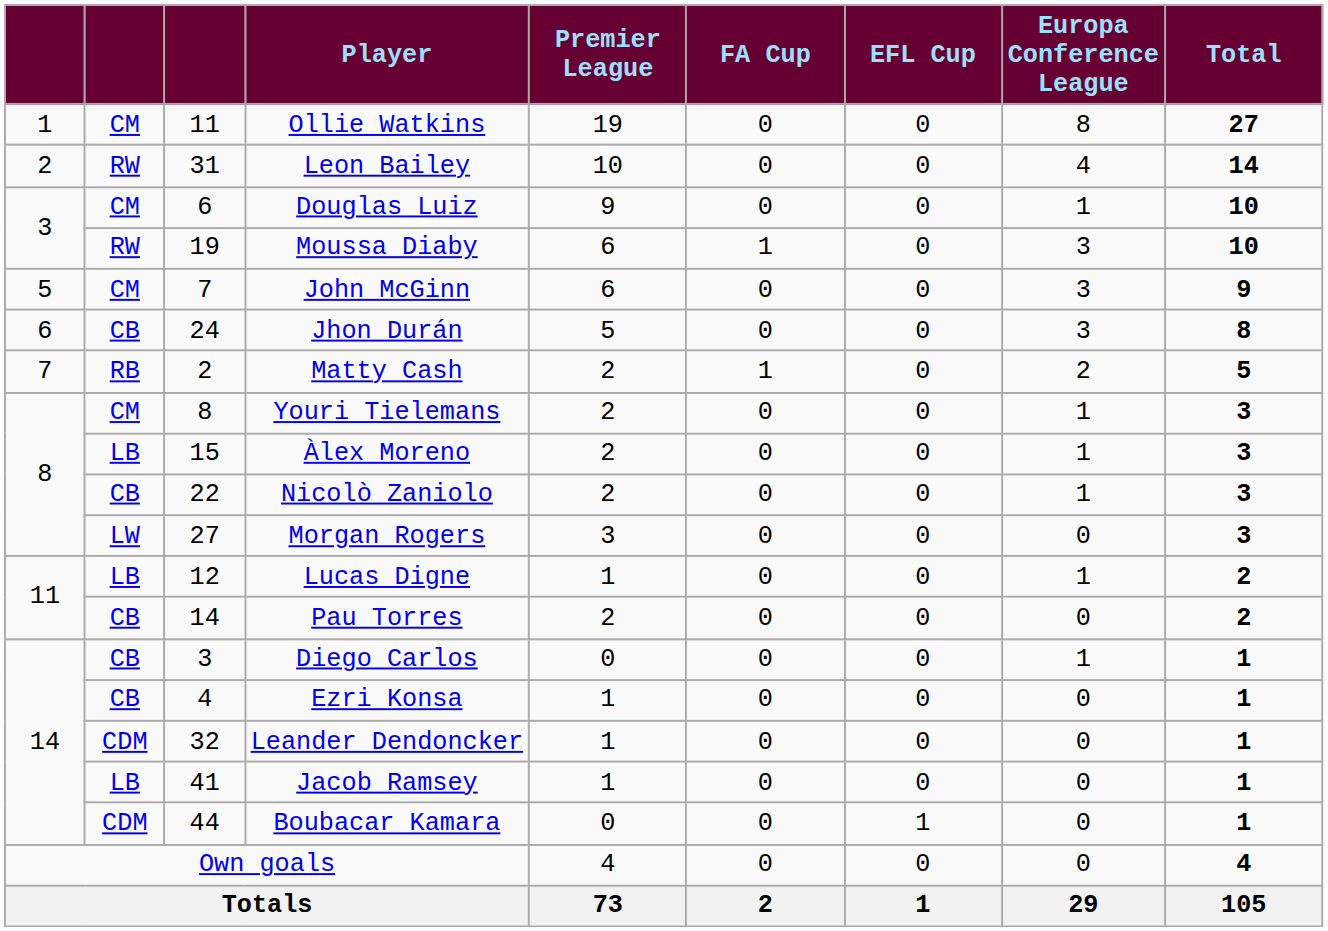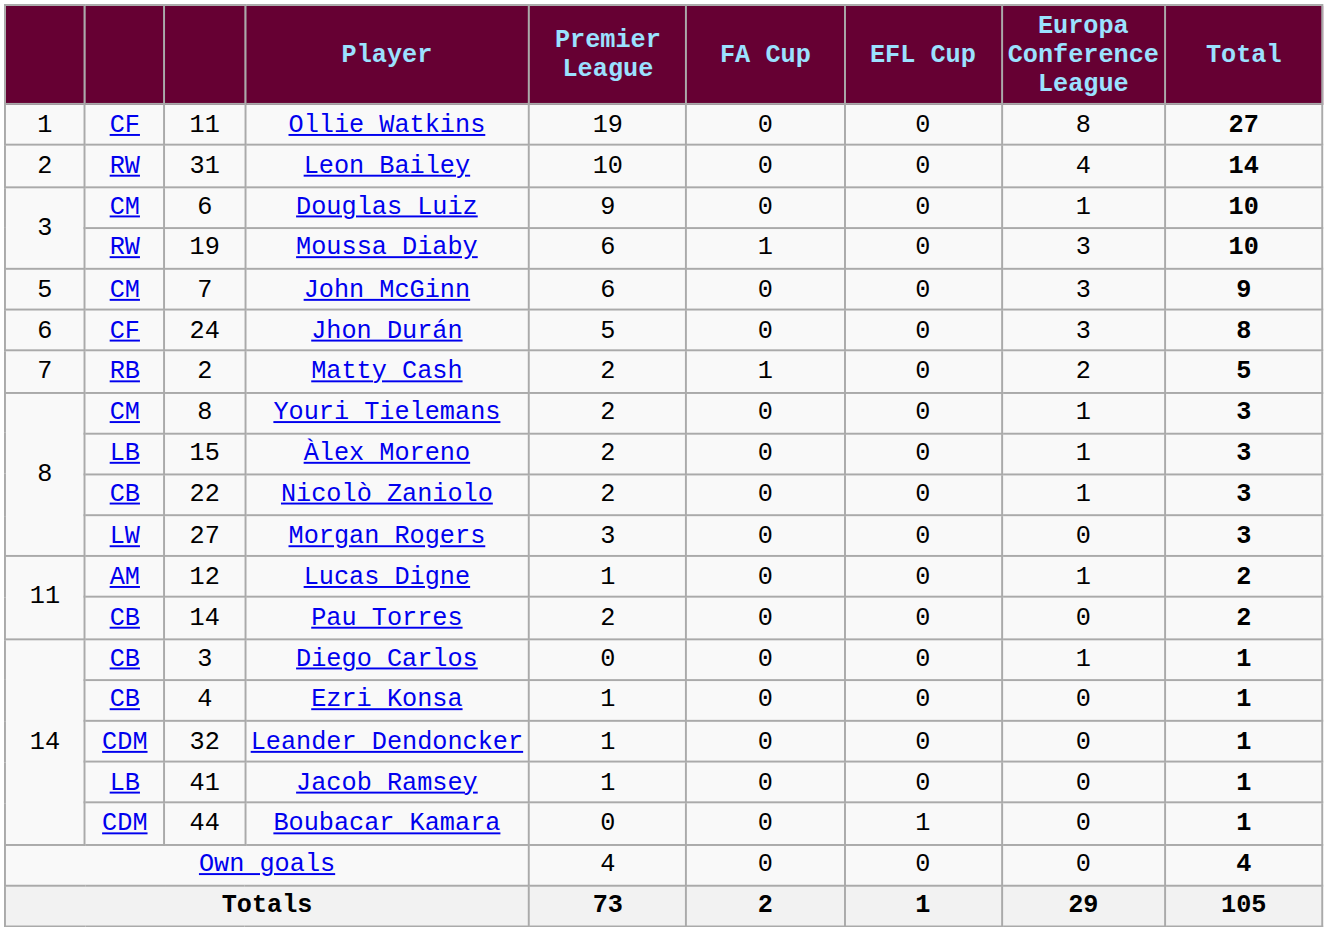(125, 125) CM -> (125, 125) CF
(125, 330) CB -> (125, 330) CF
(125, 577) LB -> (125, 577) AM
